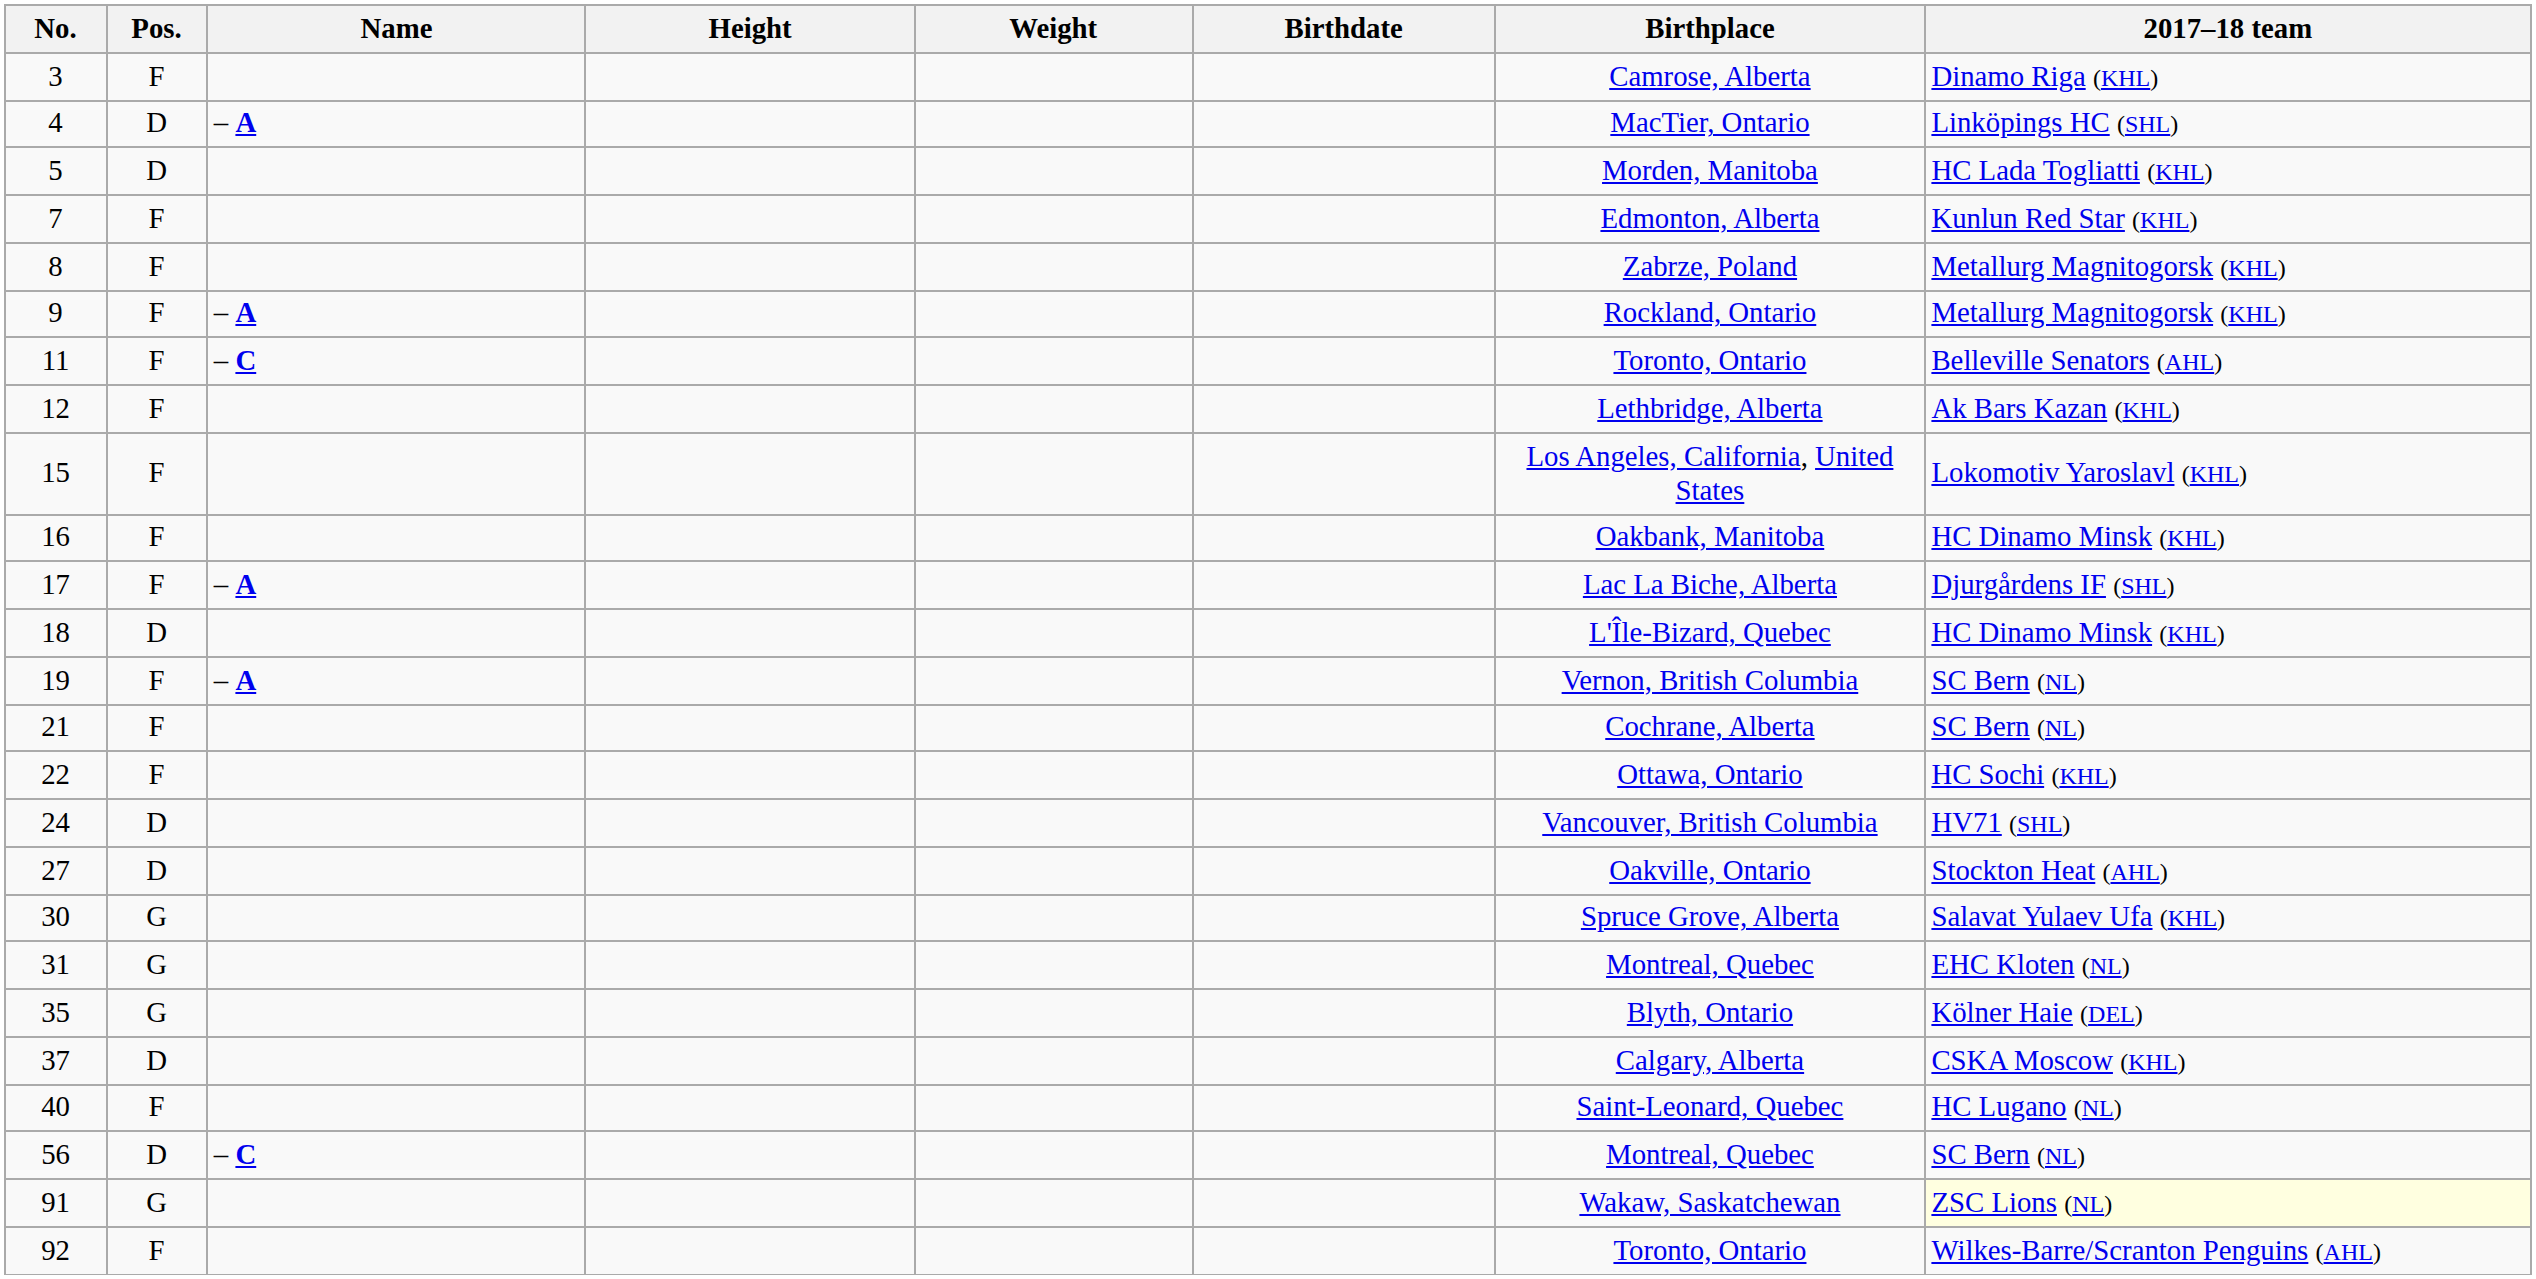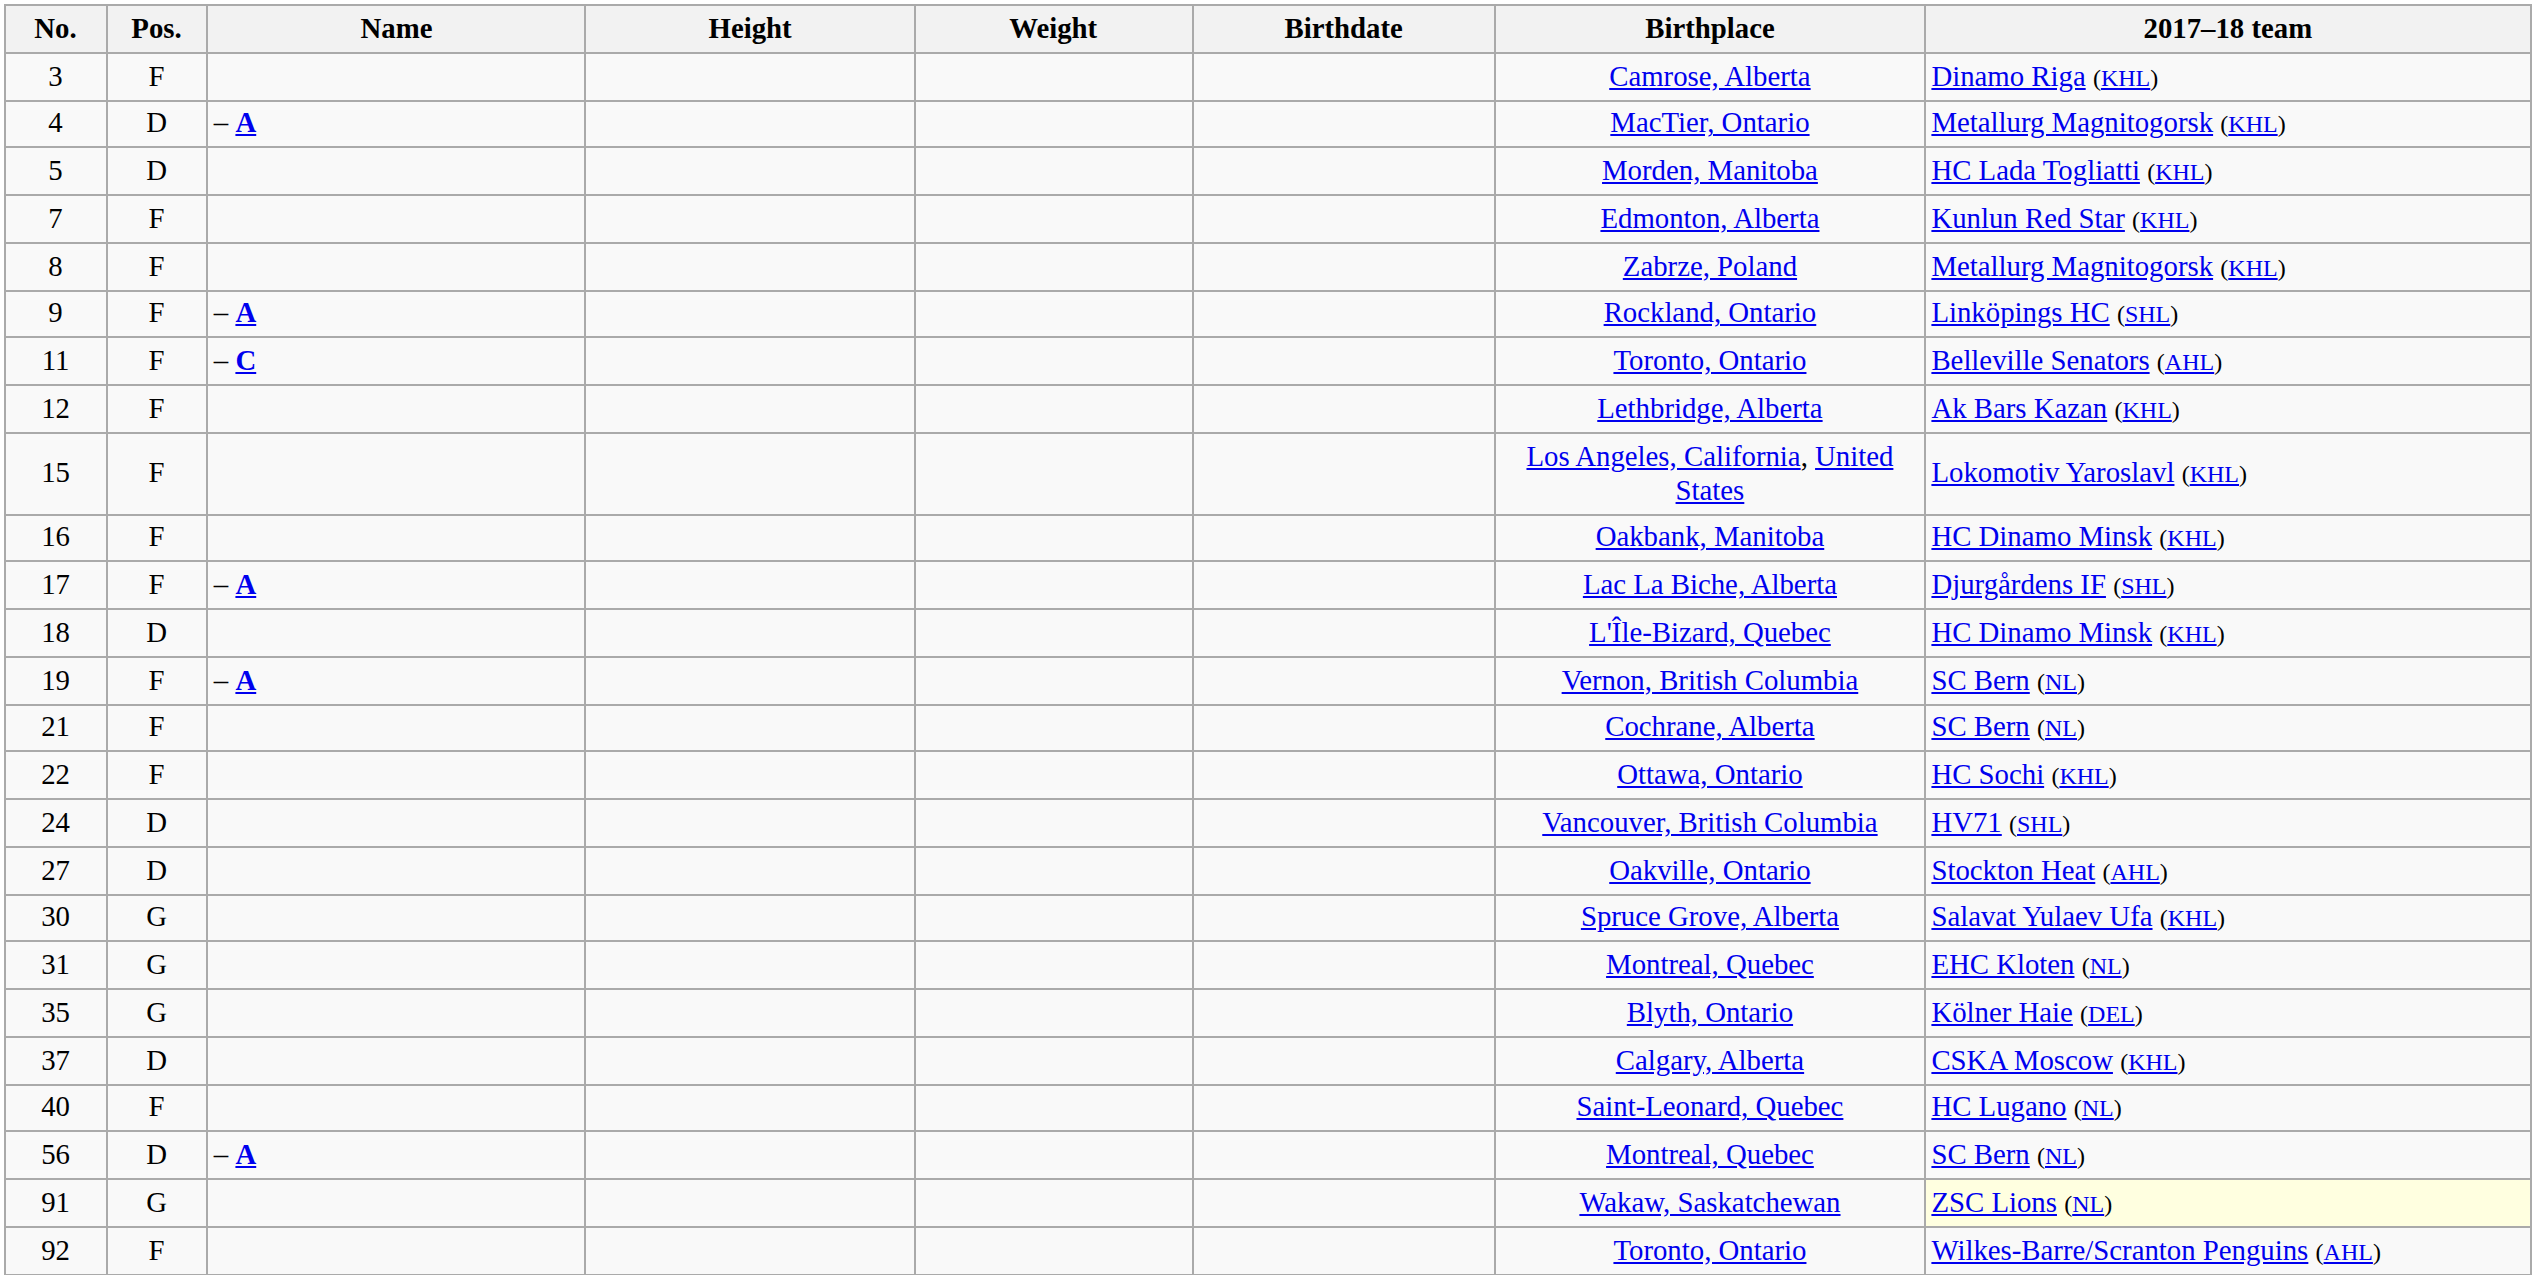(2055, 123) Linköpings HC (SHL) -> (2109, 123) Metallurg Magnitogorsk (KHL)
(2109, 313) Metallurg Magnitogorsk (KHL) -> (2055, 313) Linköpings HC (SHL)
(235, 1155) – C -> (235, 1155) – A
